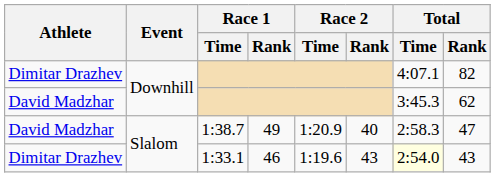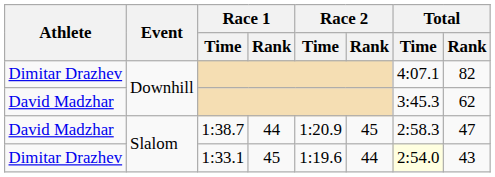(272, 129) 49 -> (272, 129) 44
(369, 129) 40 -> (369, 129) 45
(272, 157) 46 -> (272, 157) 45
(369, 157) 43 -> (369, 157) 44
